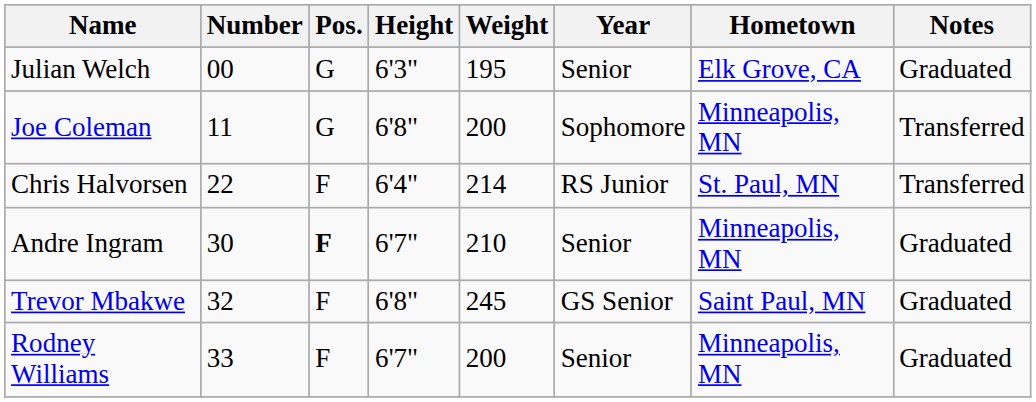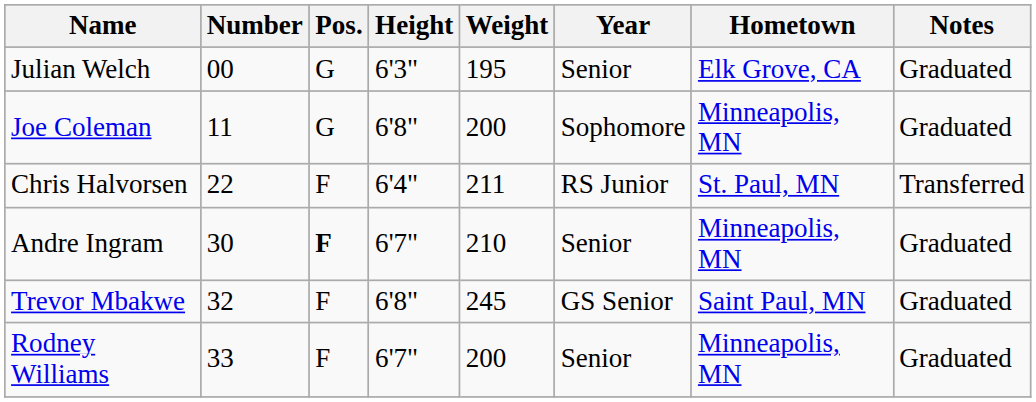(962, 126) Transferred -> (956, 126) Graduated
(486, 185) 214 -> (485, 185) 211
